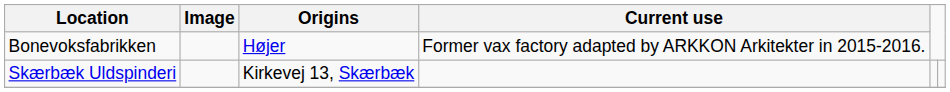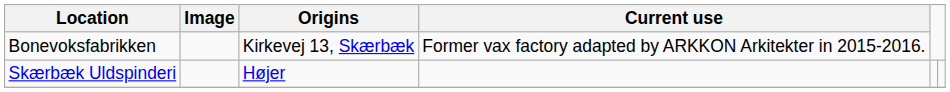(264, 45) Højer -> (329, 45) Kirkevej 13, Skærbæk
(329, 73) Kirkevej 13, Skærbæk -> (264, 73) Højer
